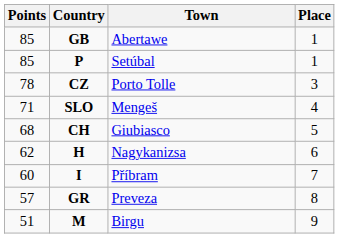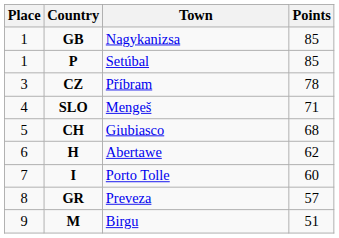columns swapped: (314, 15) <-> (27, 15)
(139, 38) Abertawe -> (143, 38) Nagykanizsa
(143, 84) Porto Tolle -> (129, 84) Příbram
(149, 152) Nagykanizsa -> (134, 152) Abertawe
(135, 175) Příbram -> (138, 175) Porto Tolle
